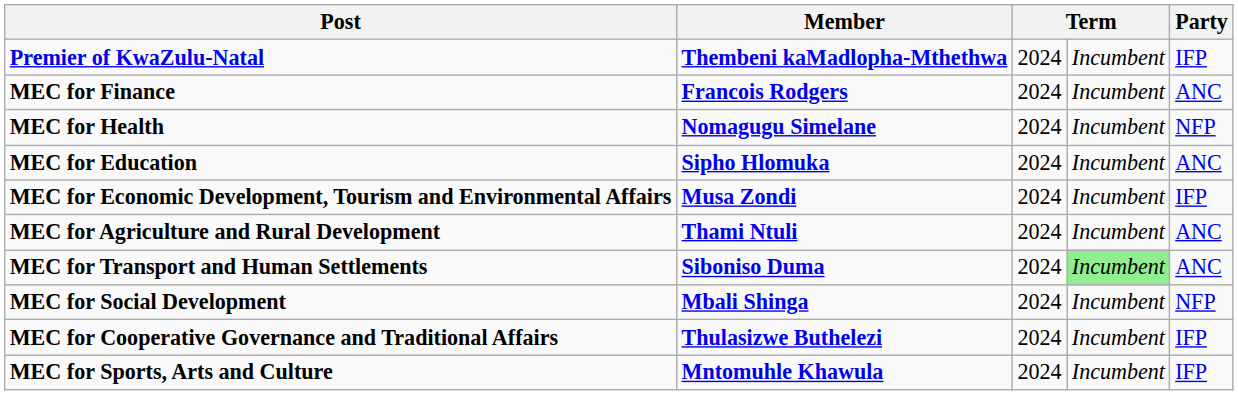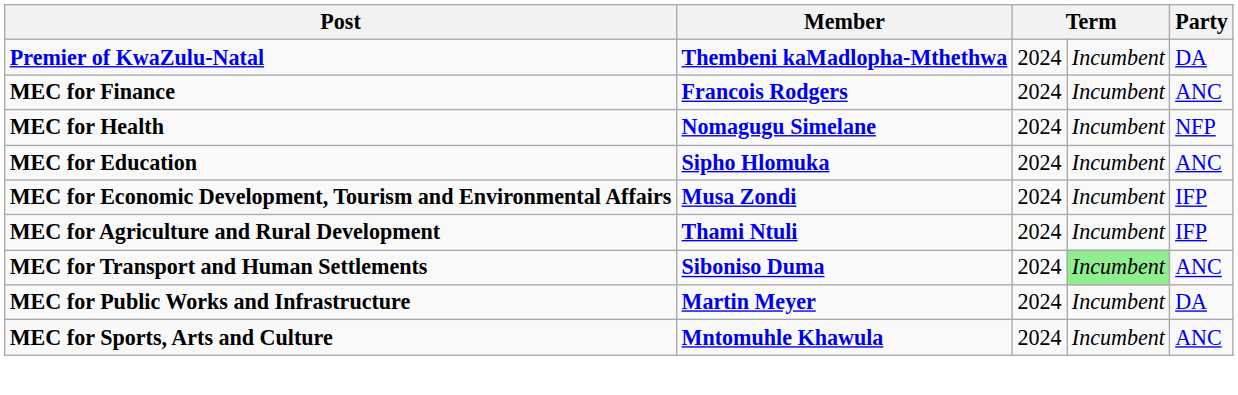(1191, 57) IFP -> (1191, 57) DA
(1198, 232) ANC -> (1191, 232) IFP
- row: (148, 302)
- row: (284, 337)
+ row: (210, 302)
(1191, 372) IFP -> (1198, 337) ANC
